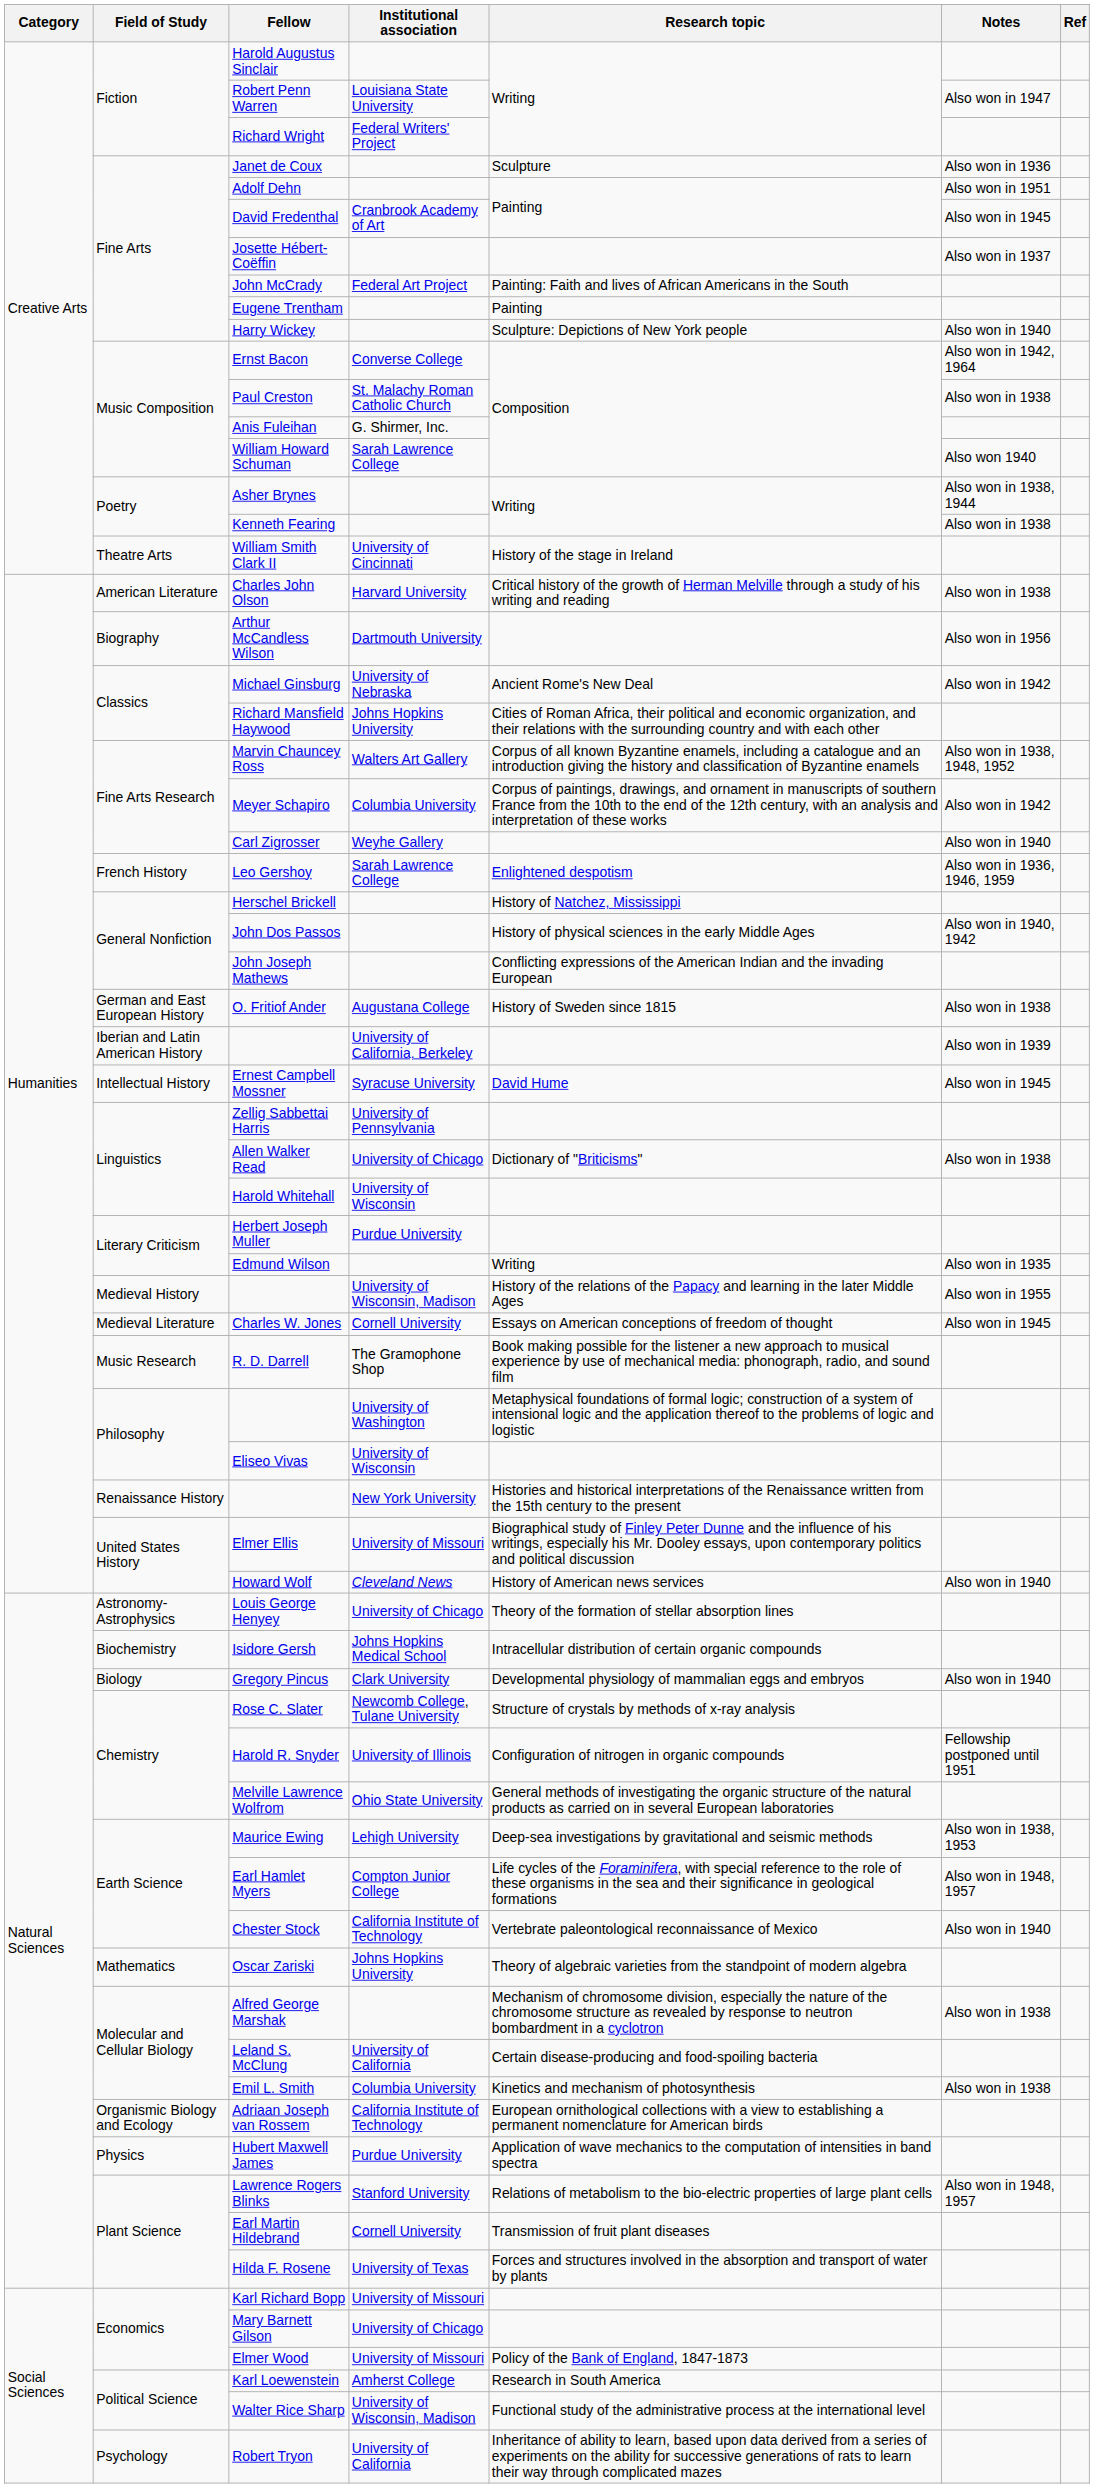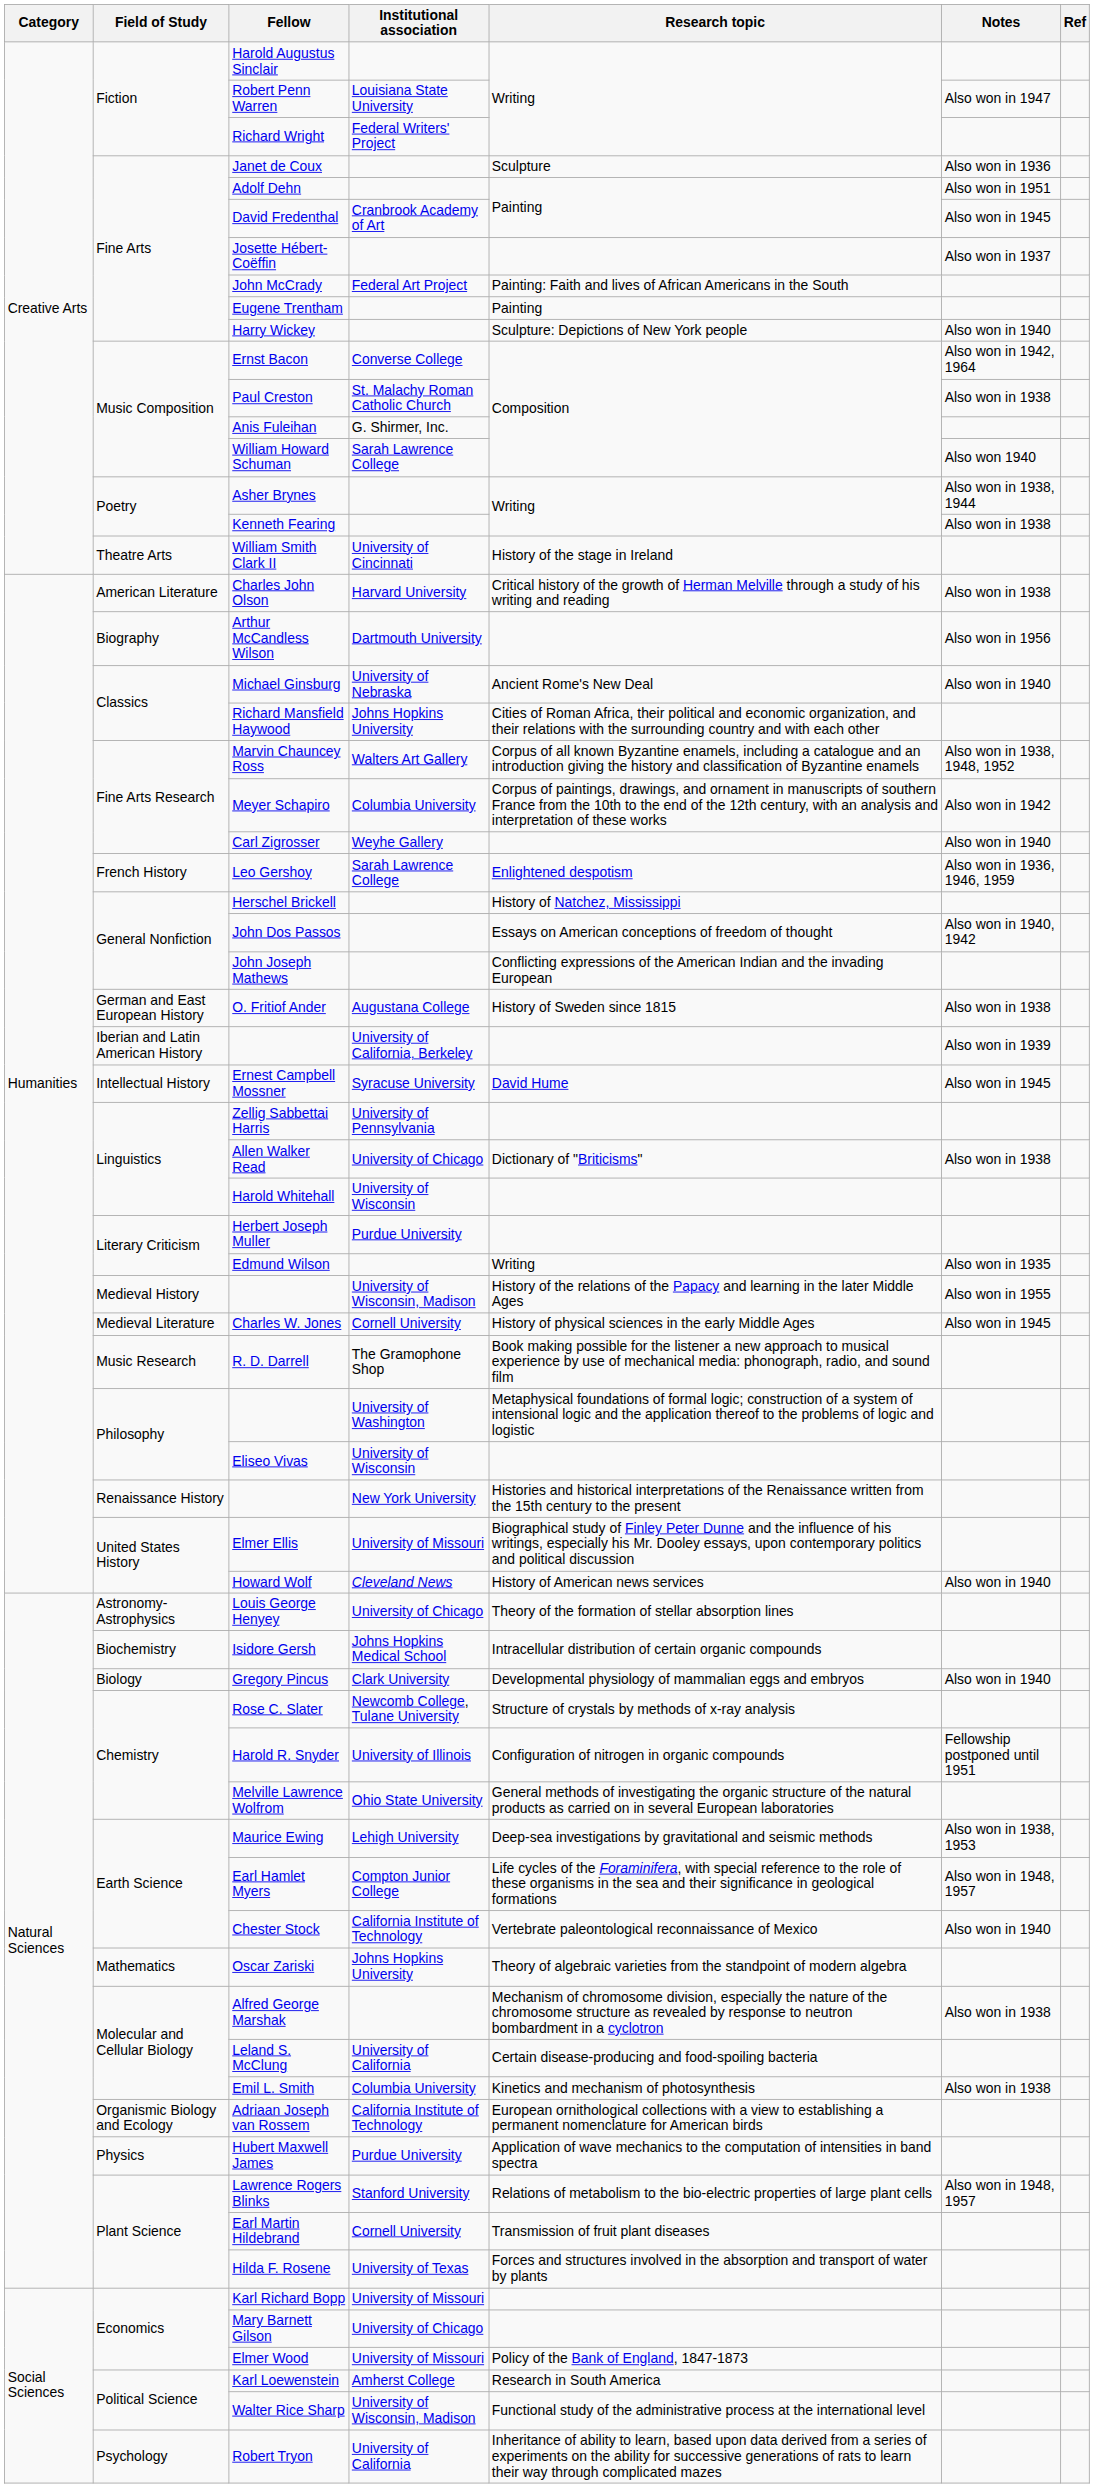(998, 684) Also won in 1942 -> (998, 684) Also won in 1940
(653, 932) History of physical sciences in the early Middle Ages -> (662, 932) Essays on American conceptions of freedom of thought
(662, 1324) Essays on American conceptions of freedom of thought -> (653, 1324) History of physical sciences in the early Middle Ages
